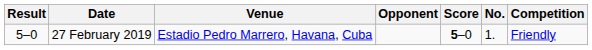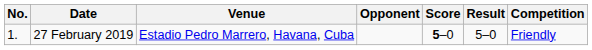columns swapped: (495, 14) <-> (27, 14)
